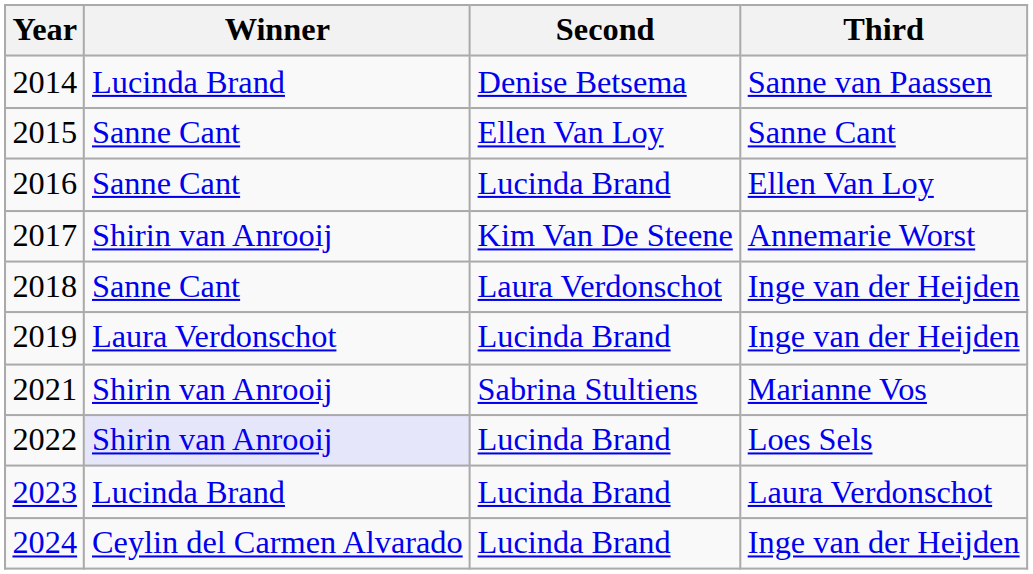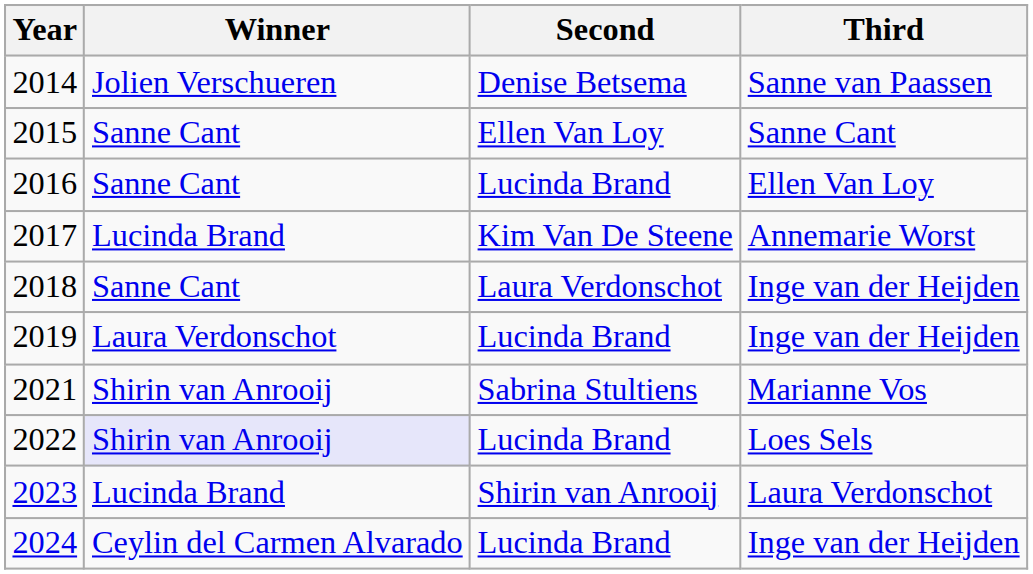(188, 81) Lucinda Brand -> (214, 81) Jolien Verschueren
(212, 235) Shirin van Anrooij -> (188, 235) Lucinda Brand
(574, 491) Lucinda Brand -> (598, 491) Shirin van Anrooij
